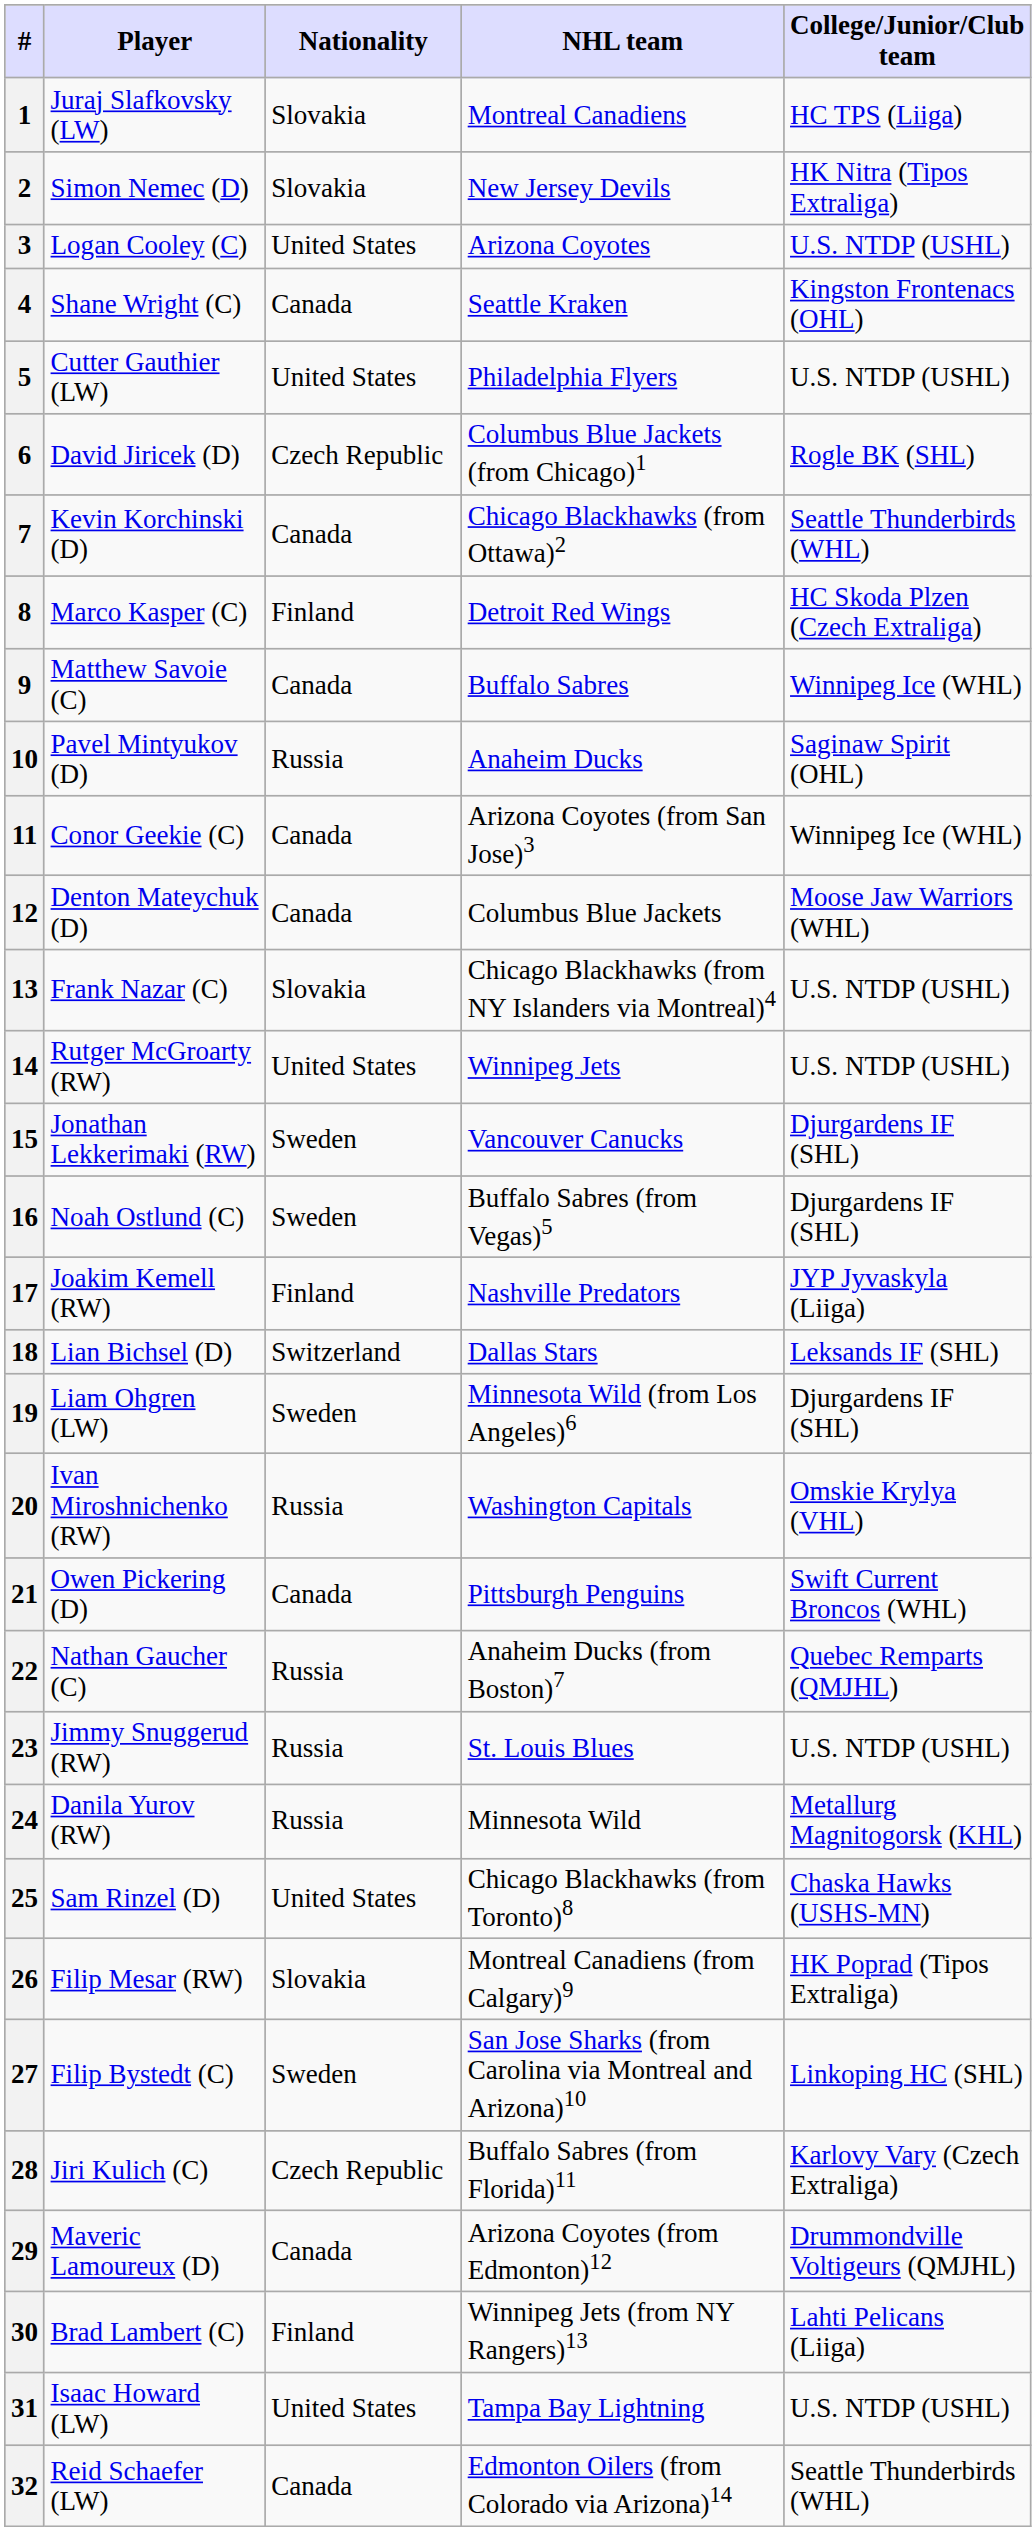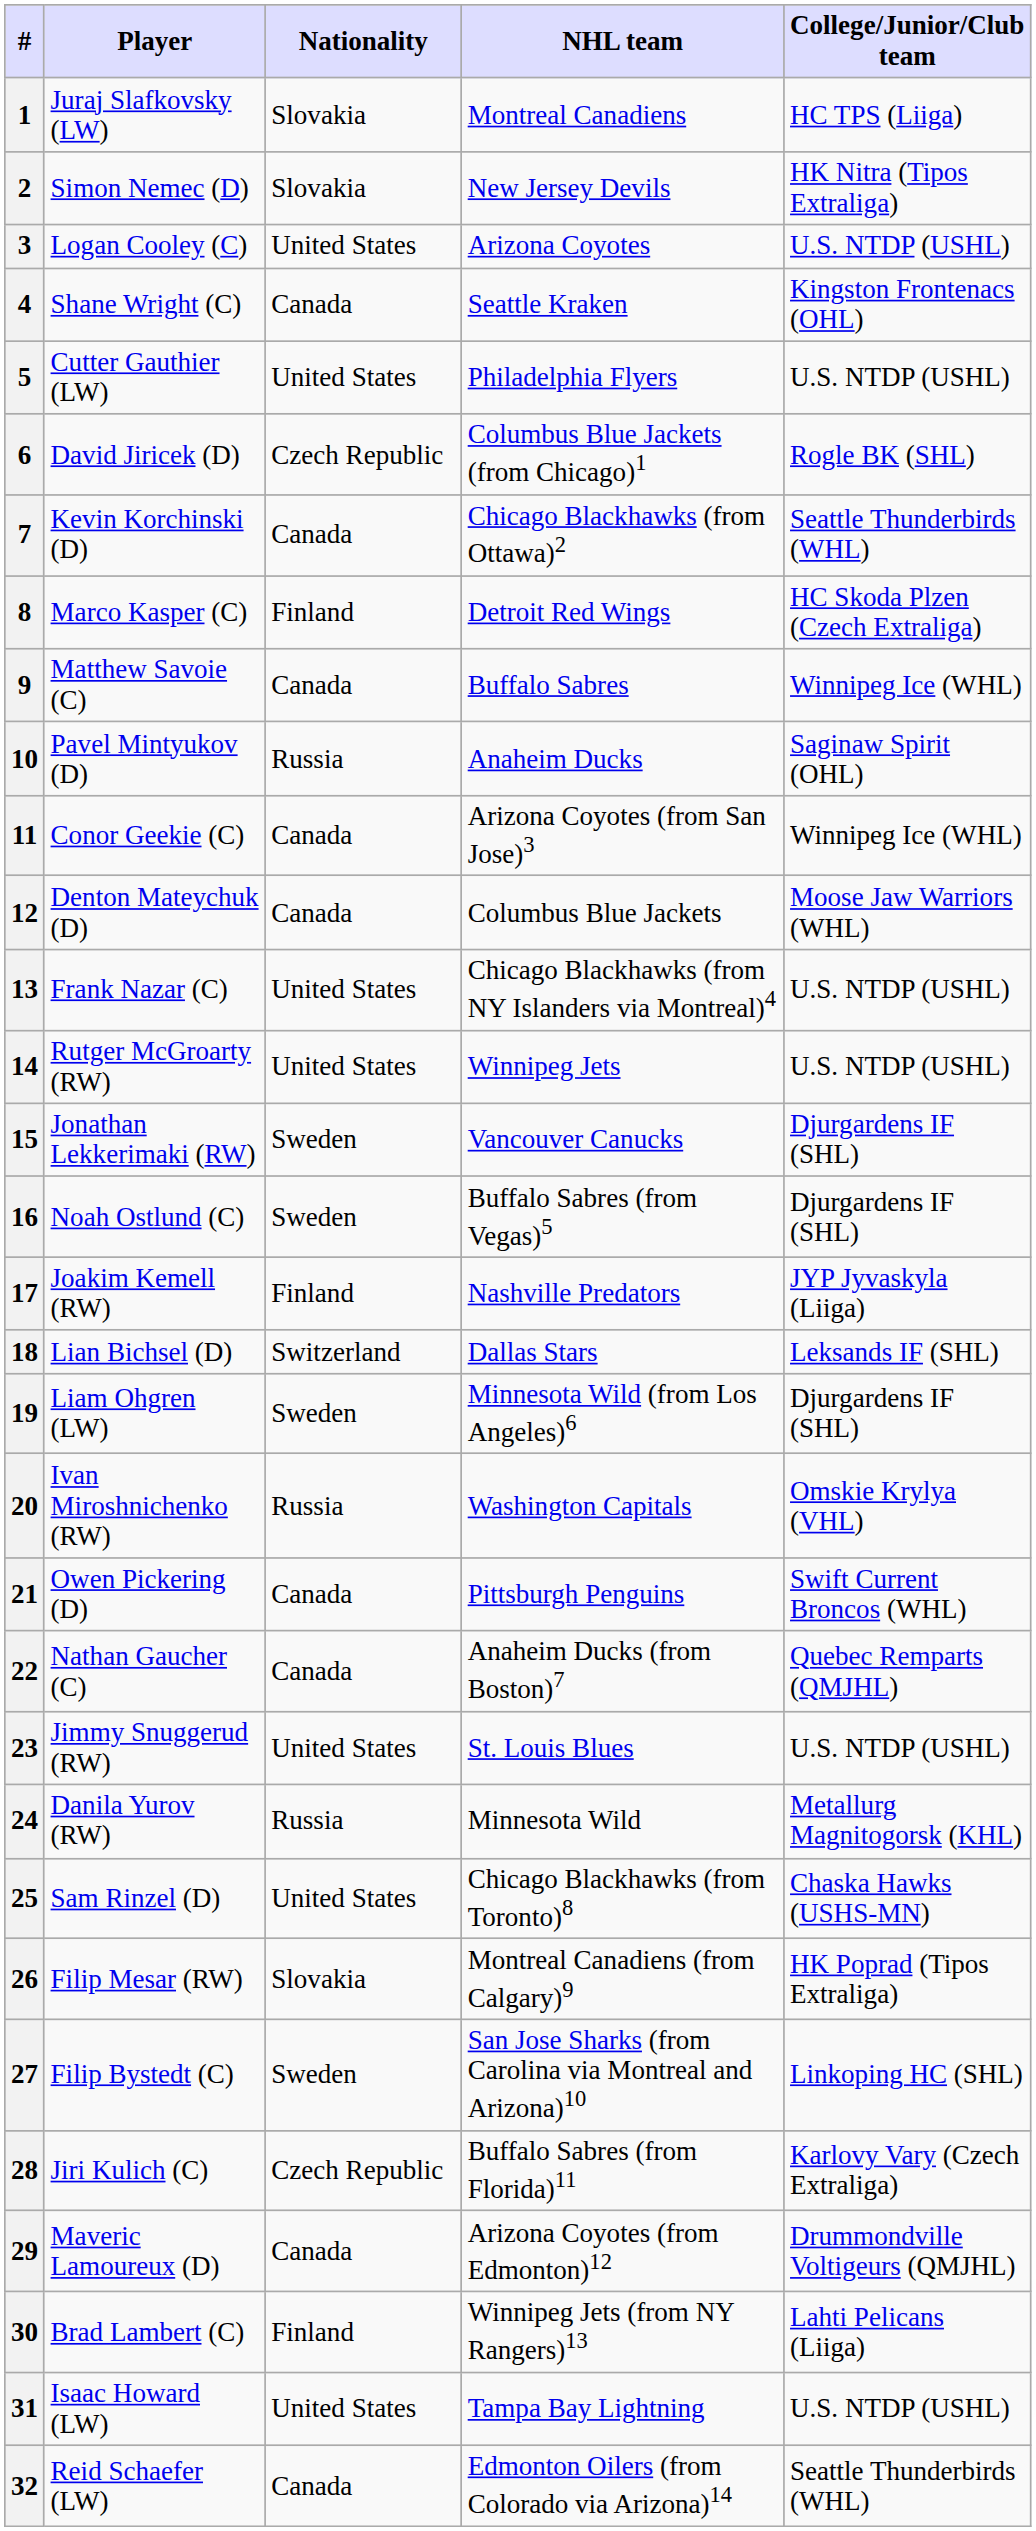(319, 989) Slovakia -> (344, 989) United States
(307, 1670) Russia -> (312, 1670) Canada
(307, 1747) Russia -> (344, 1747) United States
